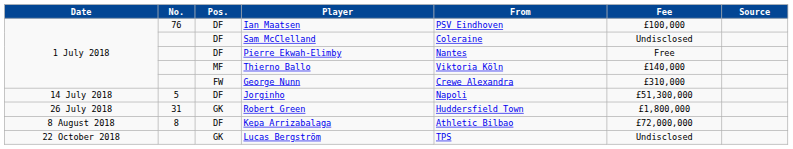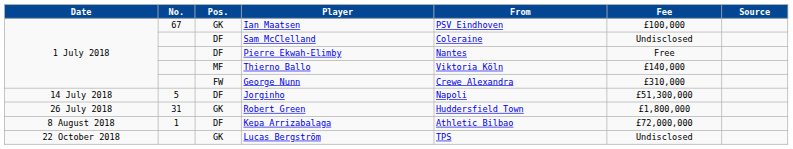(176, 25) 76 -> (176, 25) 67
(218, 25) DF -> (218, 25) GK
(176, 123) 8 -> (176, 123) 1
